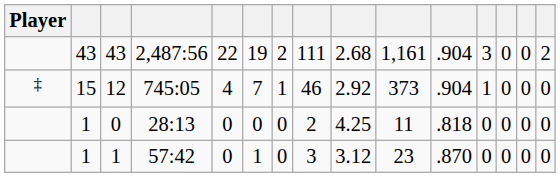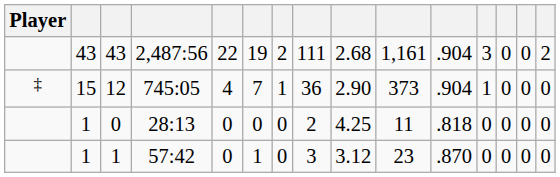(311, 88) 46 -> (311, 88) 36
(353, 88) 2.92 -> (353, 88) 2.90
